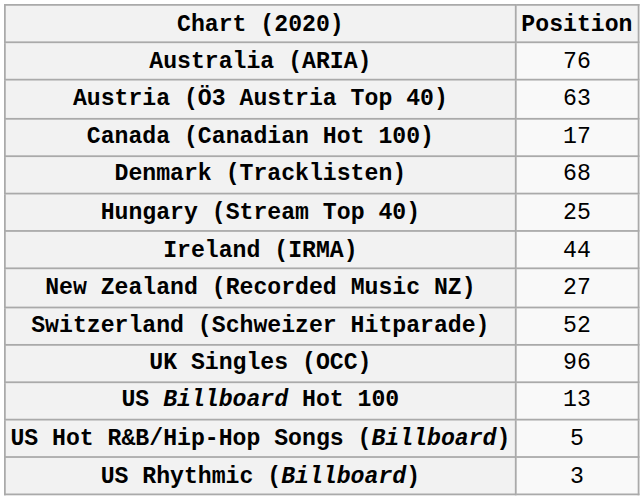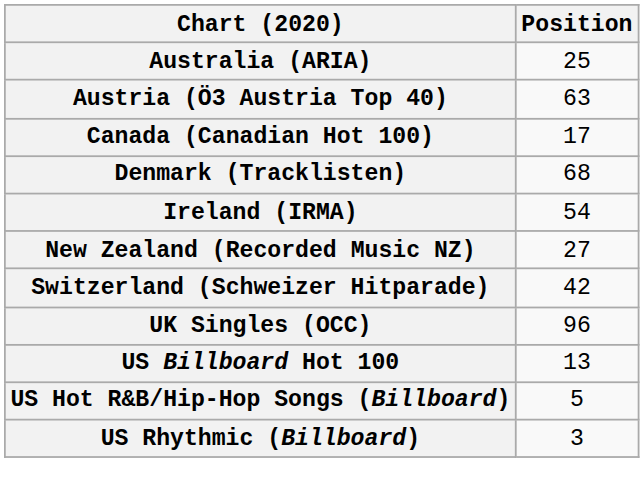(577, 61) 76 -> (577, 61) 25
- row: (260, 212)
(577, 250) 44 -> (577, 212) 54
(577, 325) 52 -> (577, 288) 42
